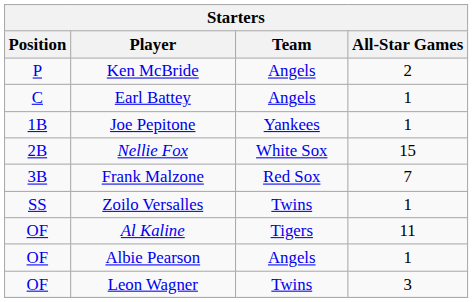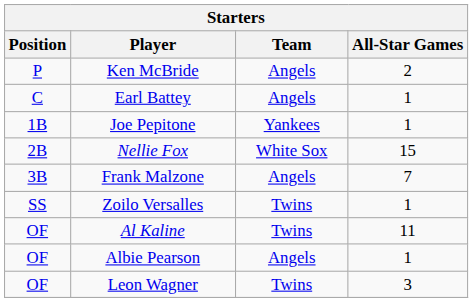(292, 177) Red Sox -> (292, 177) Angels
(292, 230) Tigers -> (292, 230) Twins
